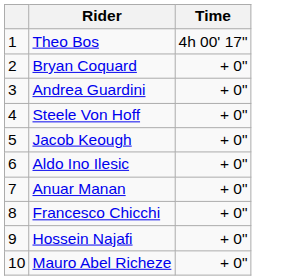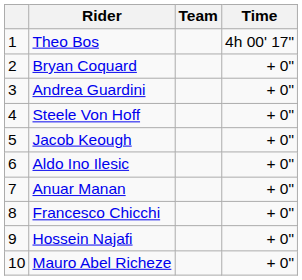+ column: (198, 16)
